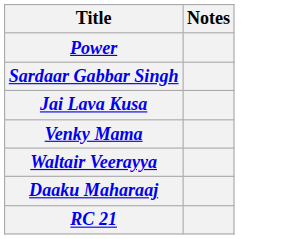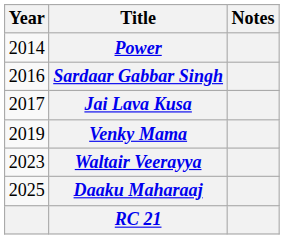+ column: (27, 18)
